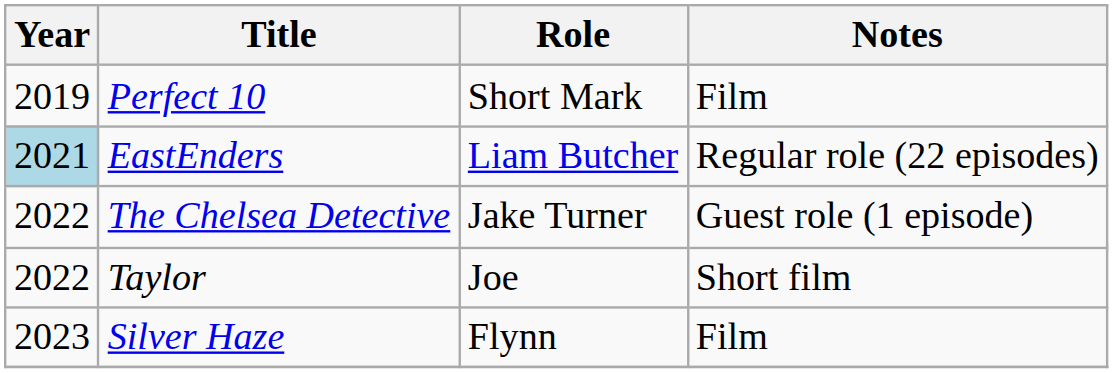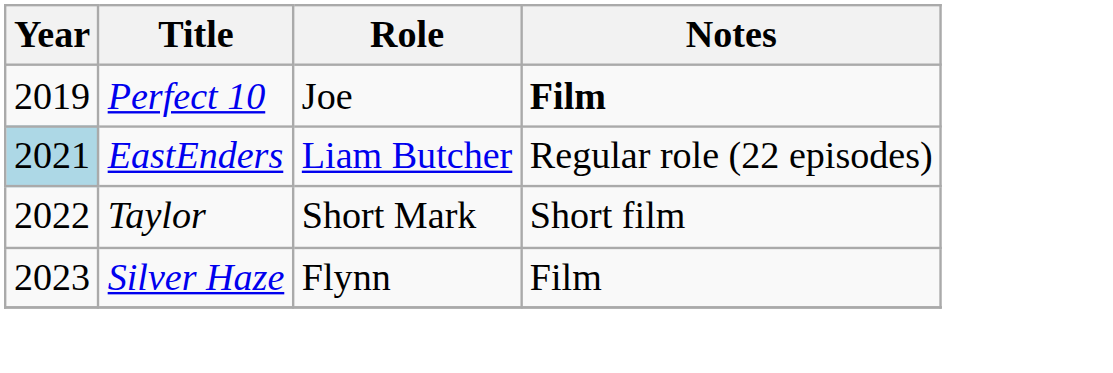(555, 95) Short Mark -> (327, 95) Joe
(732, 95) normal -> (568, 95) bold
- row: (279, 215)
(493, 276) Joe -> (389, 215) Short Mark
